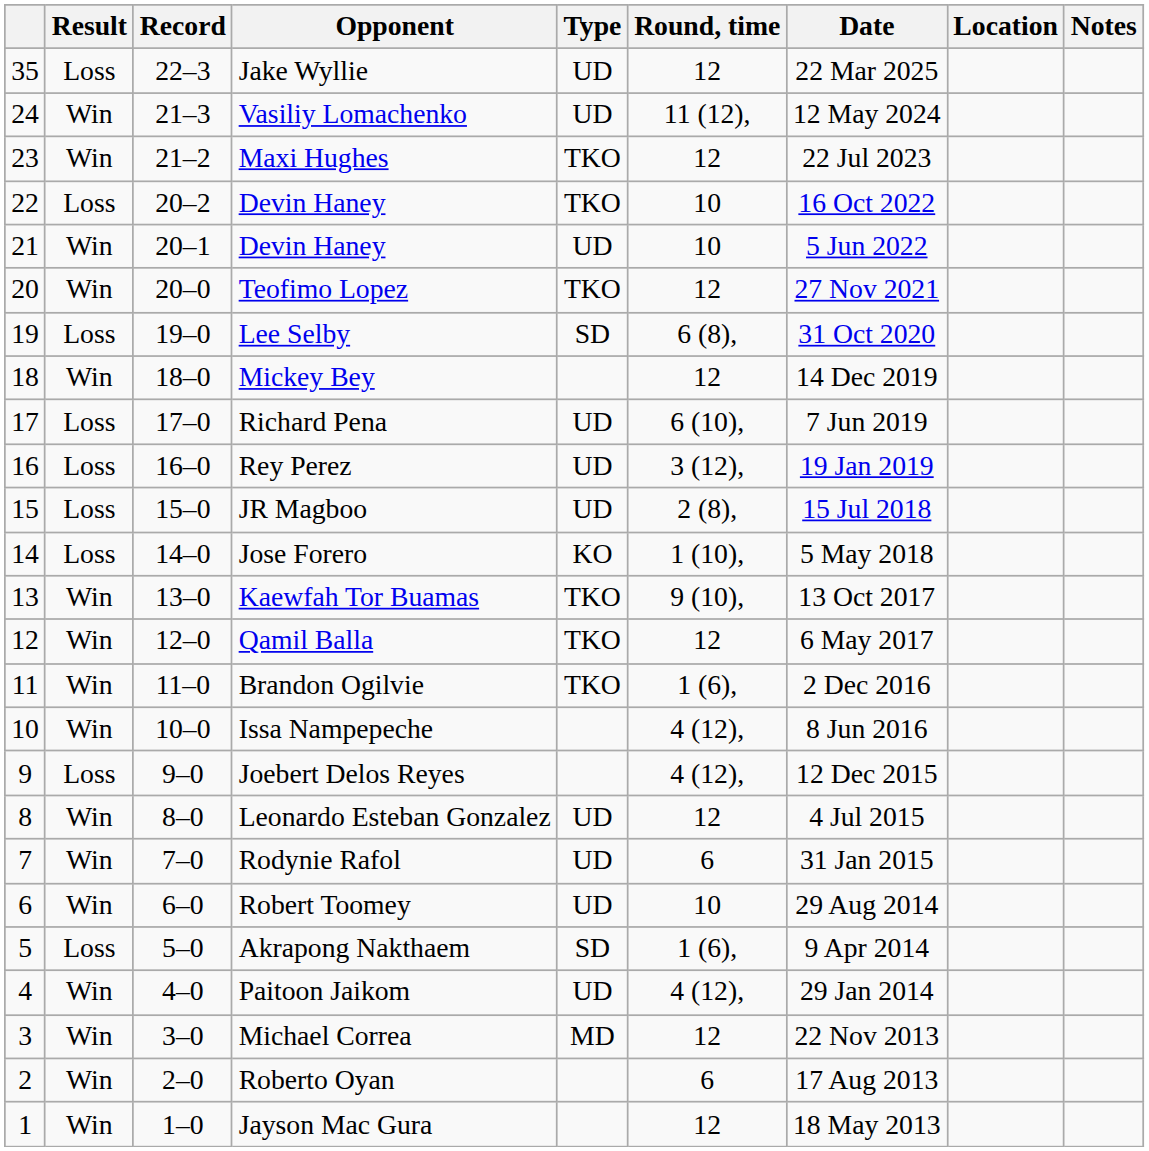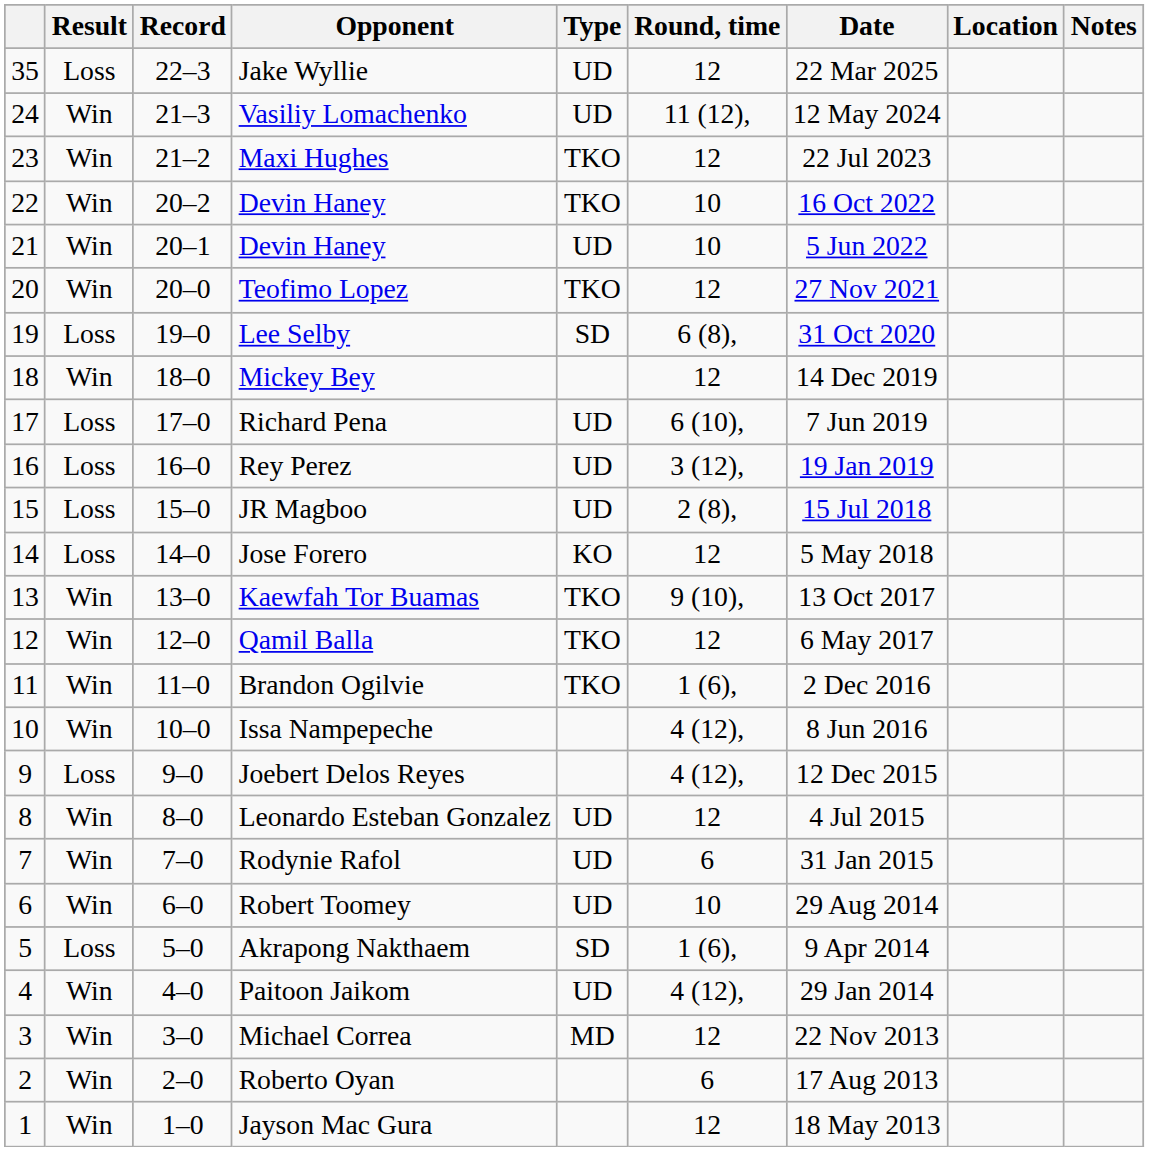(89, 202) Loss -> (89, 202) Win
(707, 553) 1 (10), -> (707, 553) 12
